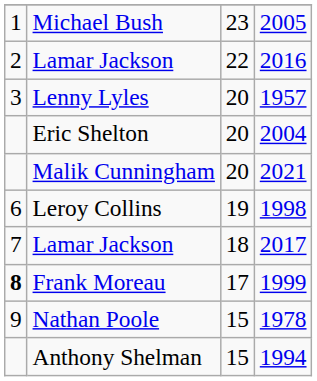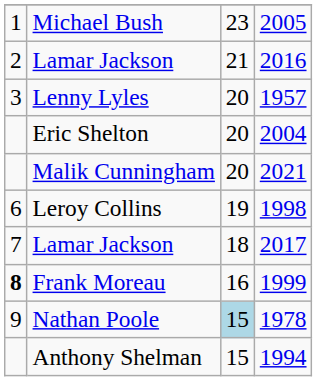(237, 60) 22 -> (237, 60) 21
(237, 282) 17 -> (237, 282) 16
(237, 319) no background -> (237, 319) lightblue background
